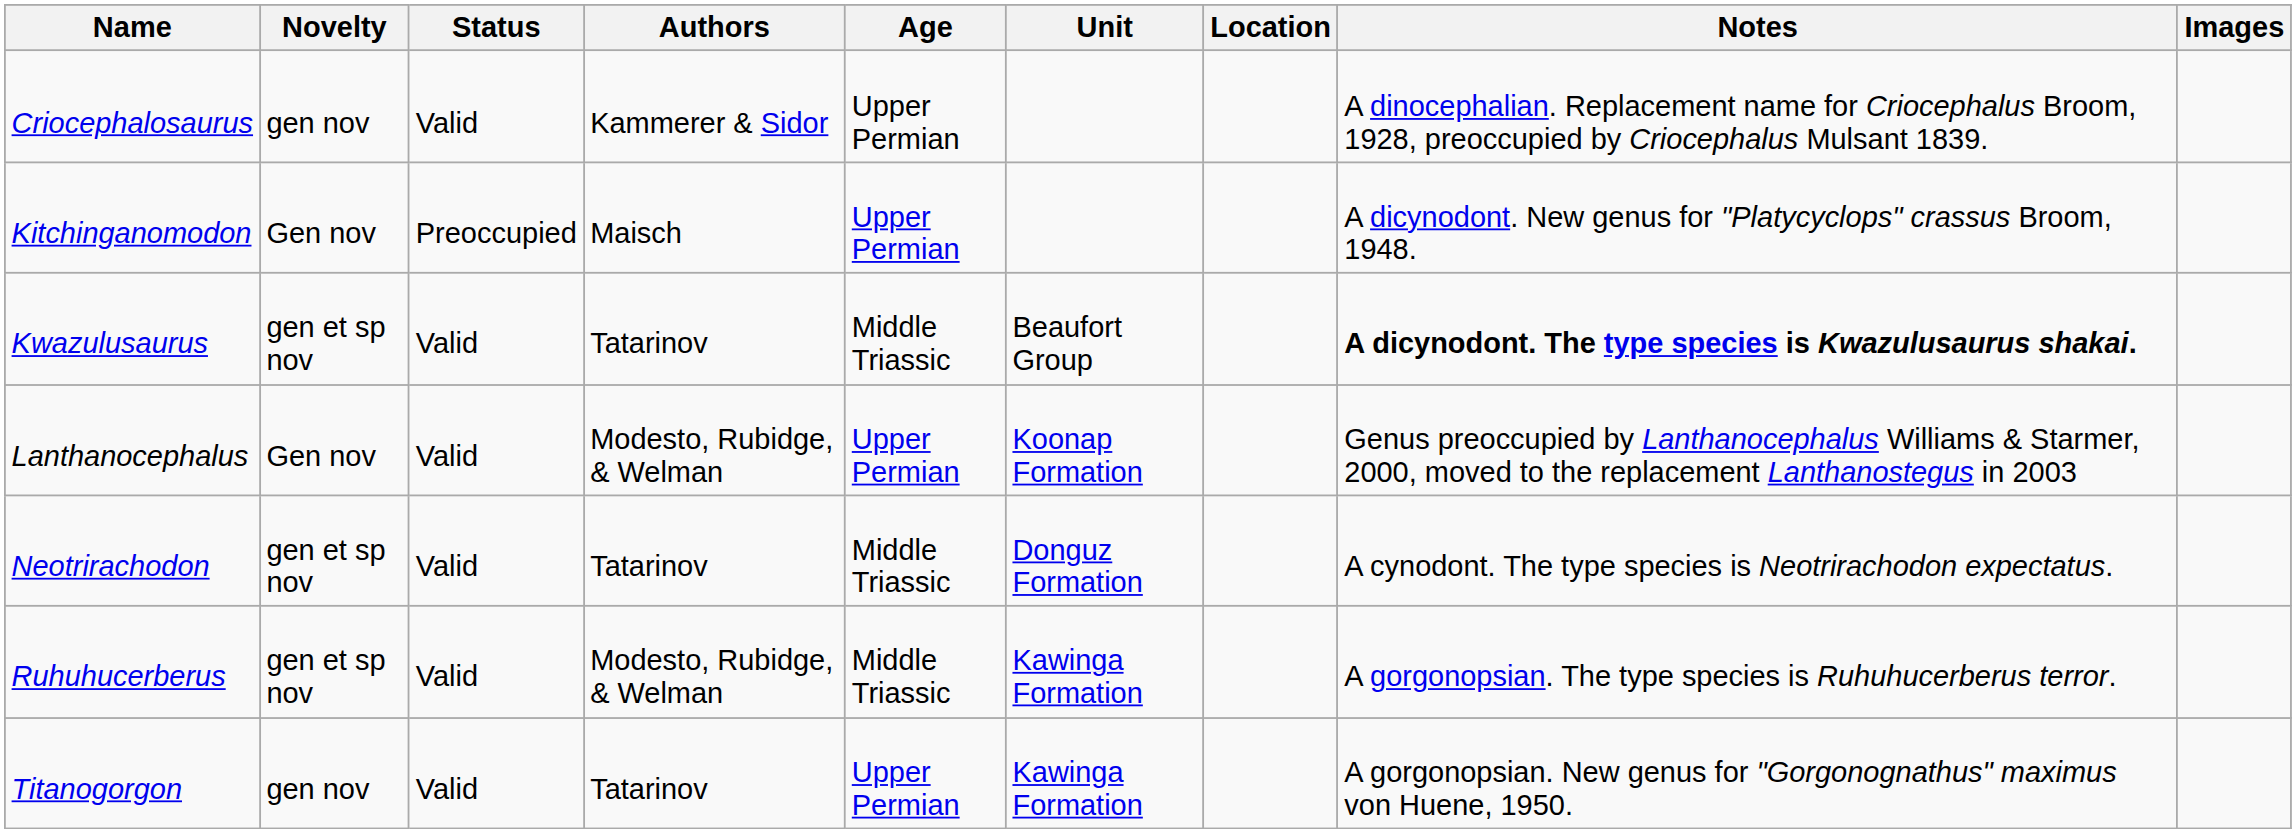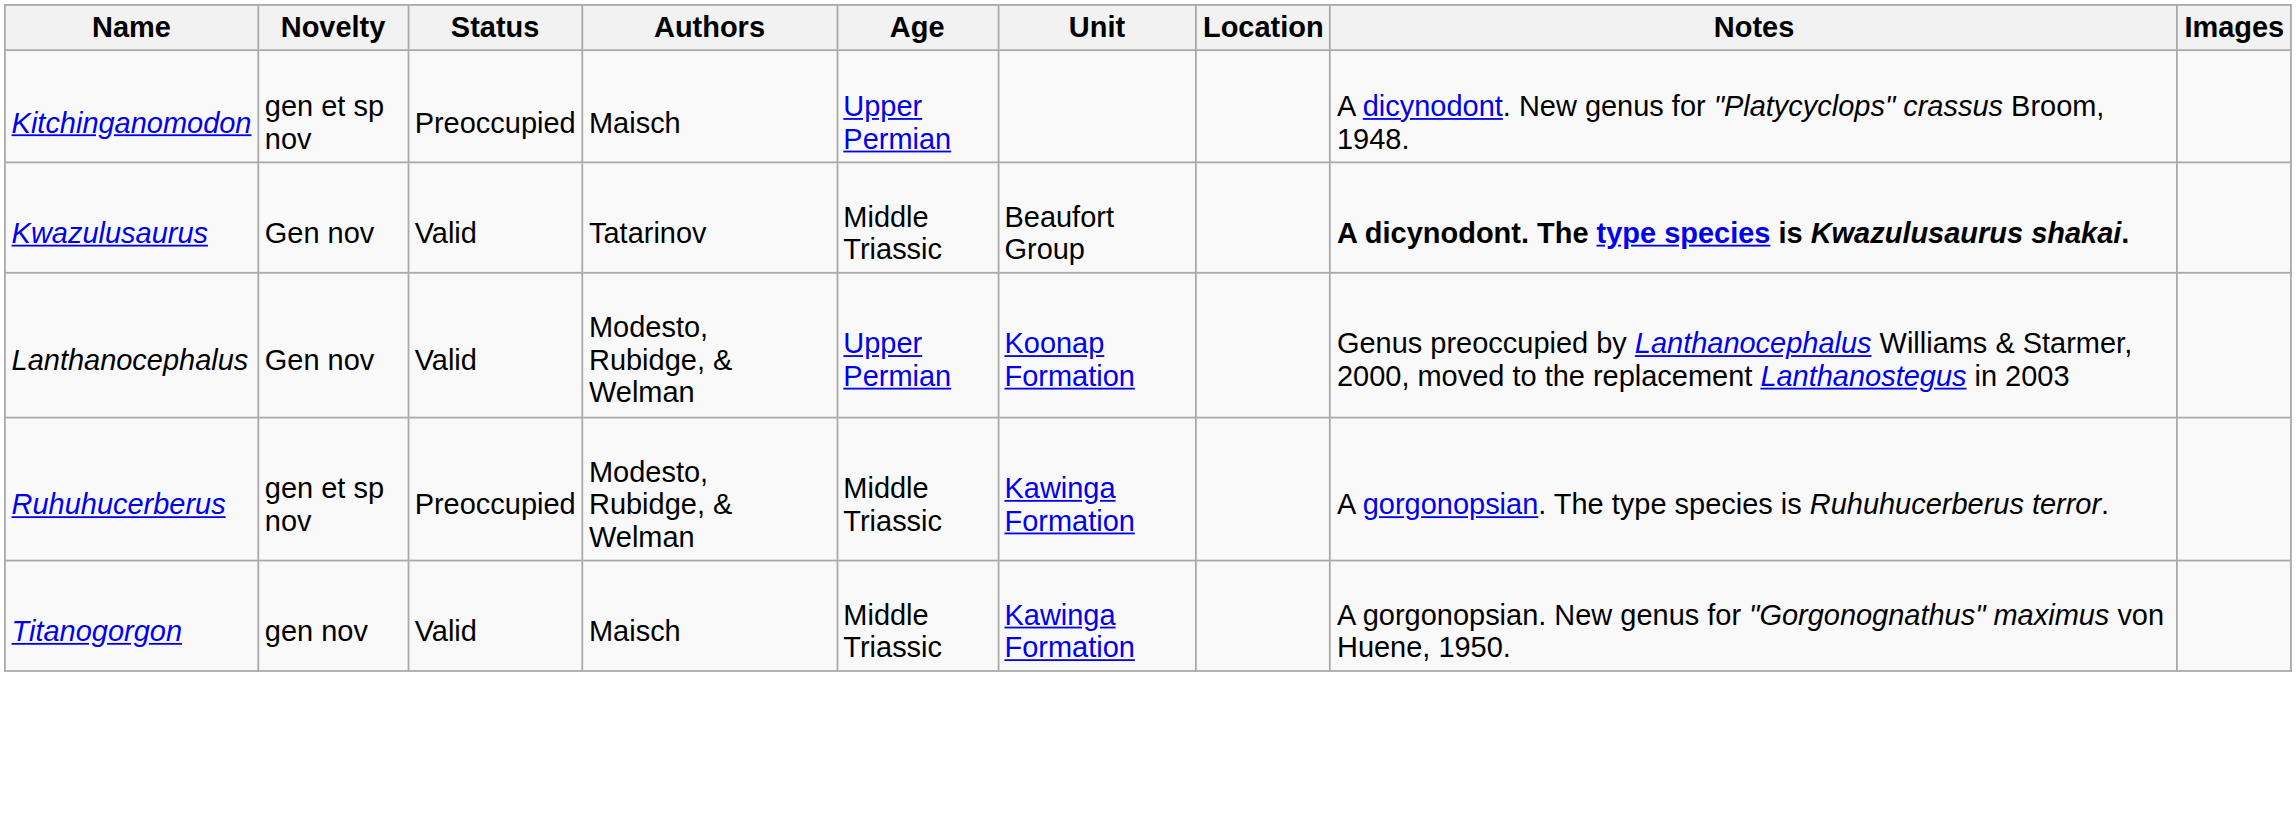- row: (132, 122)
(321, 233) Gen nov -> (324, 122) gen et sp nov
(326, 344) gen et sp nov -> (320, 233) Gen nov
- row: (111, 566)
(447, 677) Valid -> (495, 504) Preoccupied
(649, 788) Tatarinov -> (635, 631) Maisch
(906, 788) Upper Permian -> (893, 631) Middle Triassic
